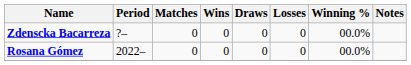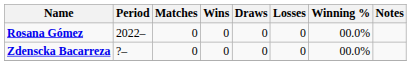rows swapped: (59, 32) <-> (45, 51)
